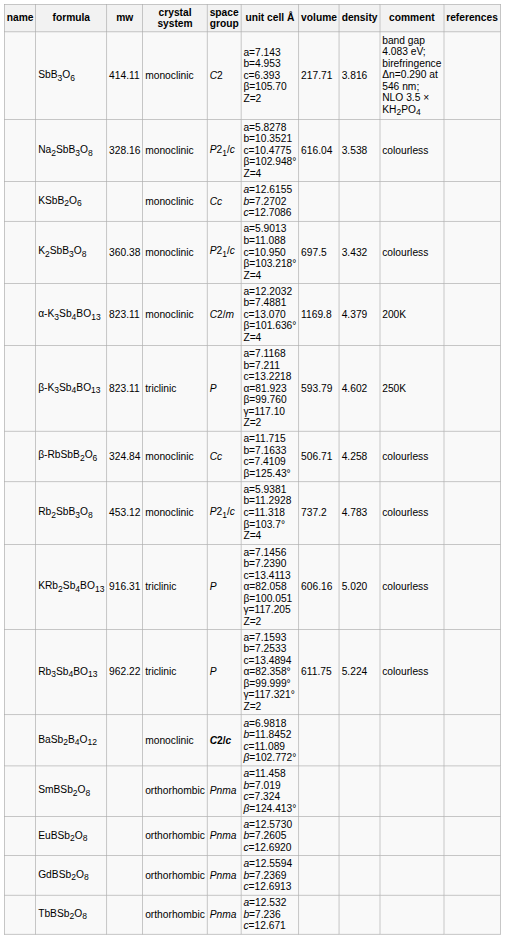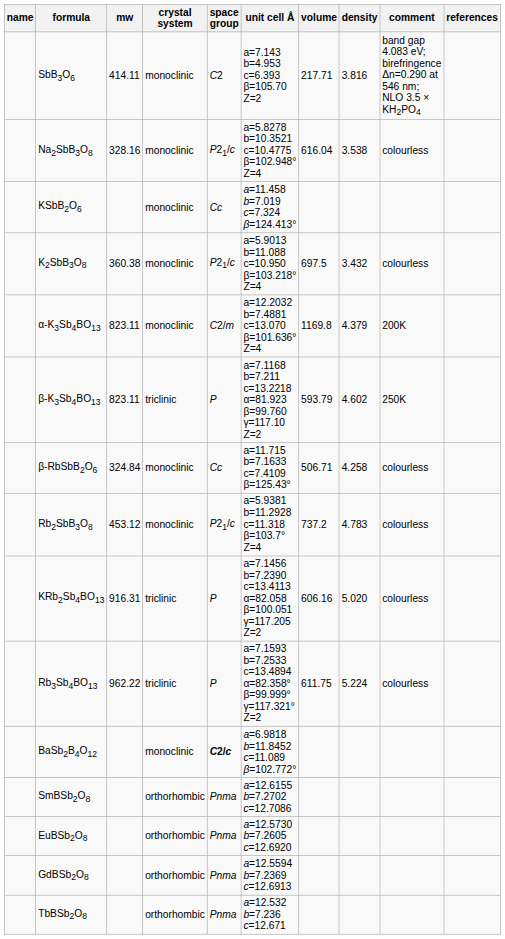(268, 201) a=12.6155 b=7.2702 c=12.7086 -> (270, 207) a=11.458 b=7.019 c=7.324 β=124.413°
(270, 791) a=11.458 b=7.019 c=7.324 β=124.413° -> (268, 797) a=12.6155 b=7.2702 c=12.7086
